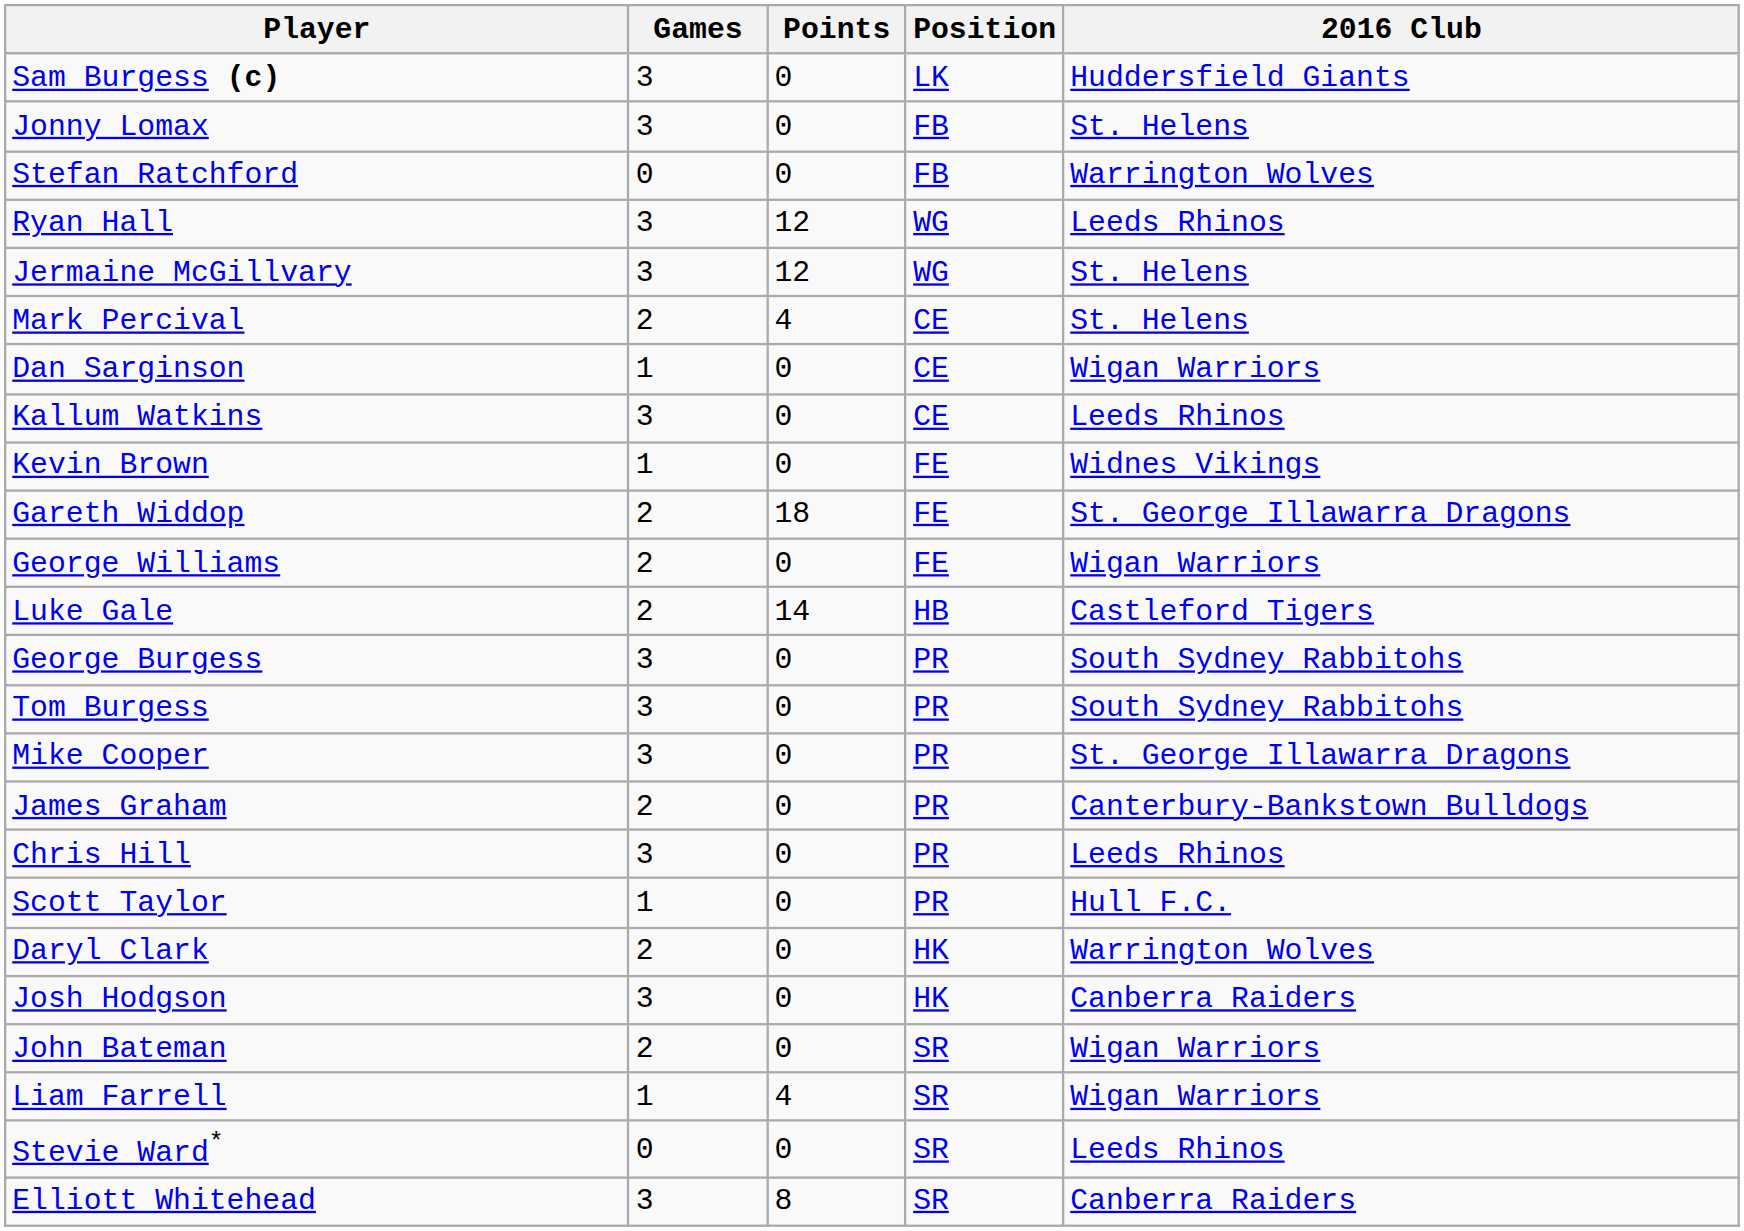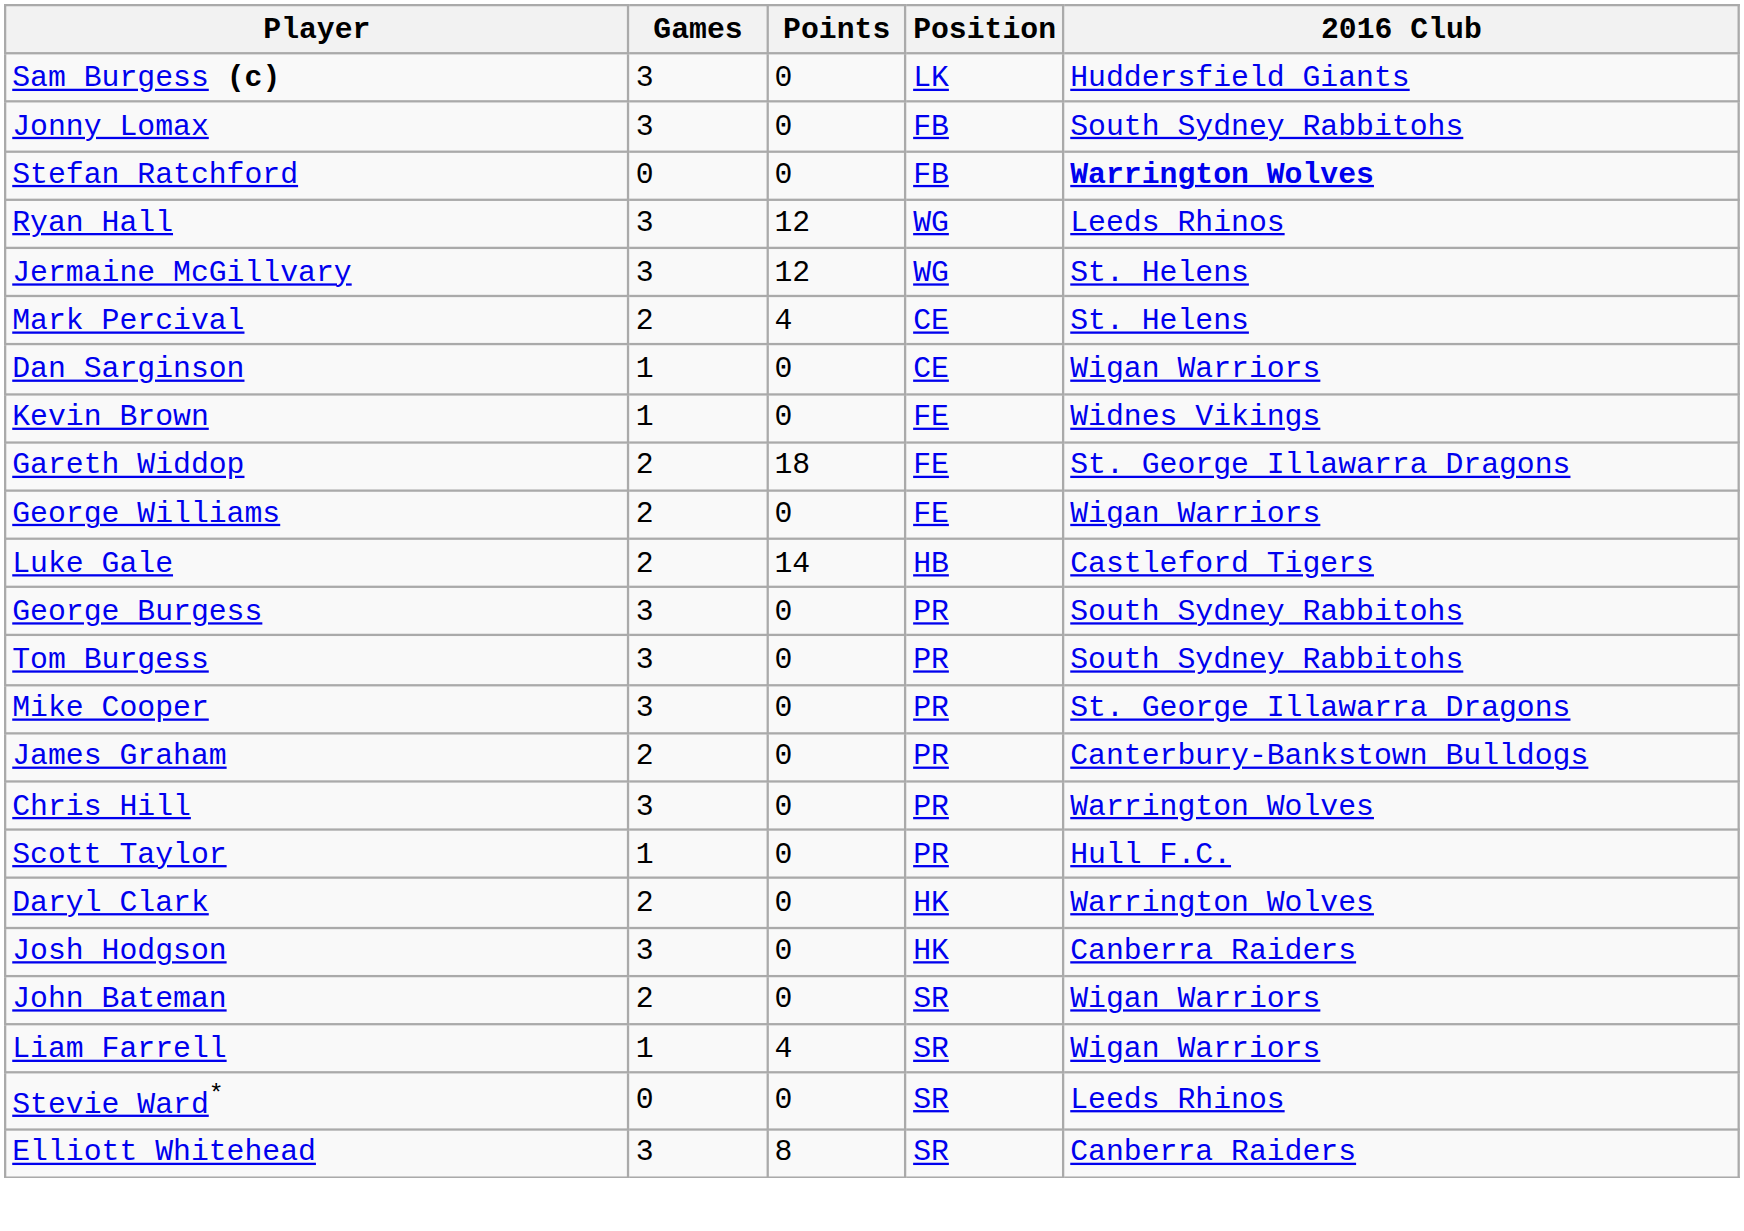(1160, 126) St. Helens -> (1267, 126) South Sydney Rabbitohs
(1222, 175) normal -> (1222, 175) bold
- row: (137, 418)
(1177, 854) Leeds Rhinos -> (1222, 806) Warrington Wolves
